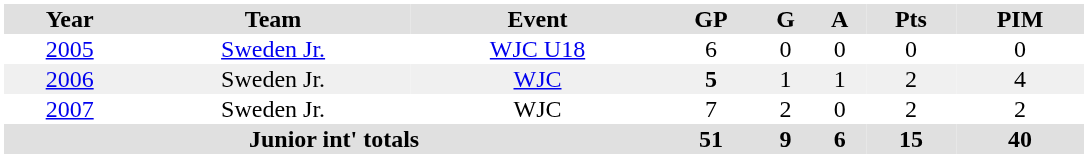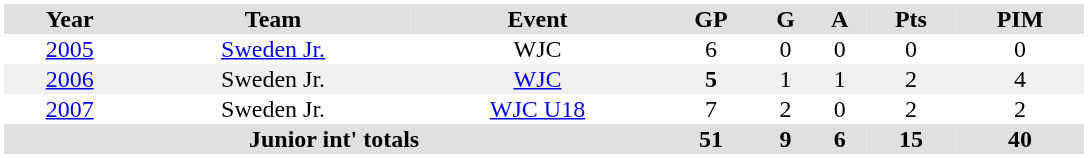(538, 48) WJC U18 -> (538, 48) WJC
(538, 108) WJC -> (538, 108) WJC U18
